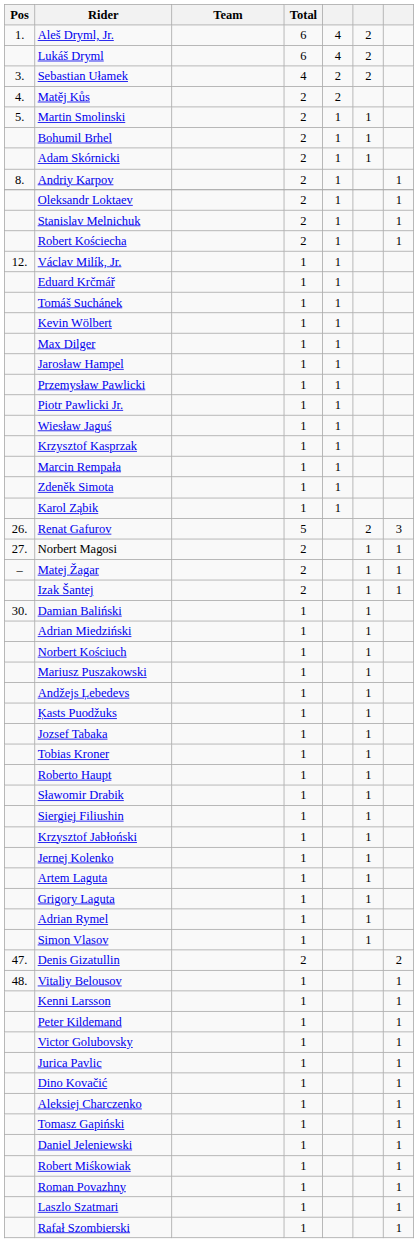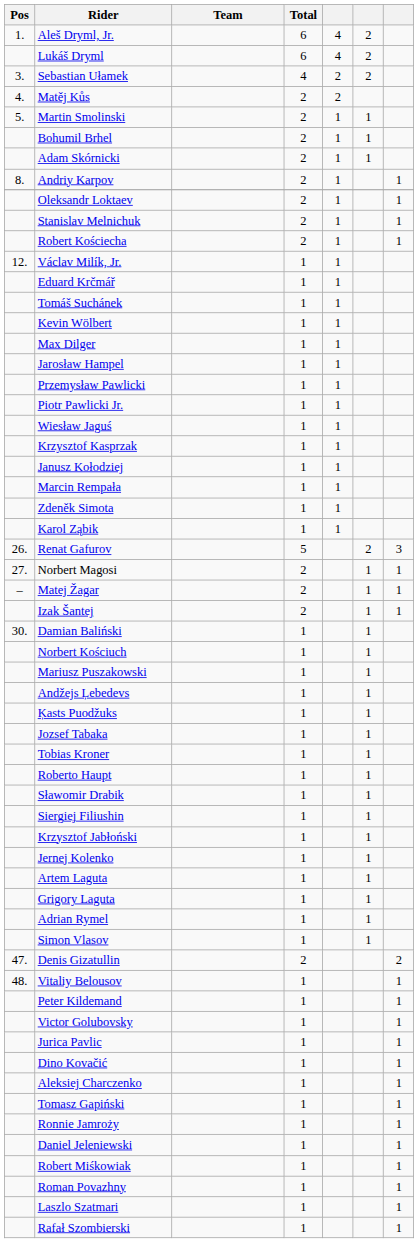+ row: (80, 467)
- row: (85, 631)
- row: (74, 1001)
+ row: (78, 1124)
